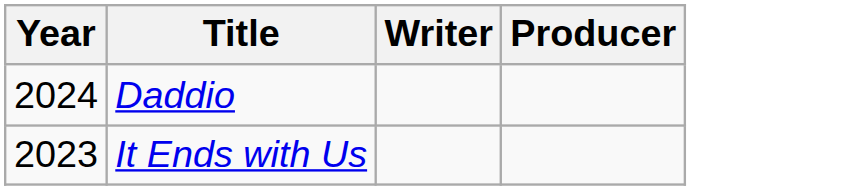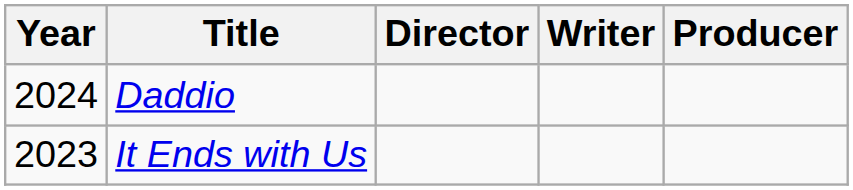+ column: (457, 34)
